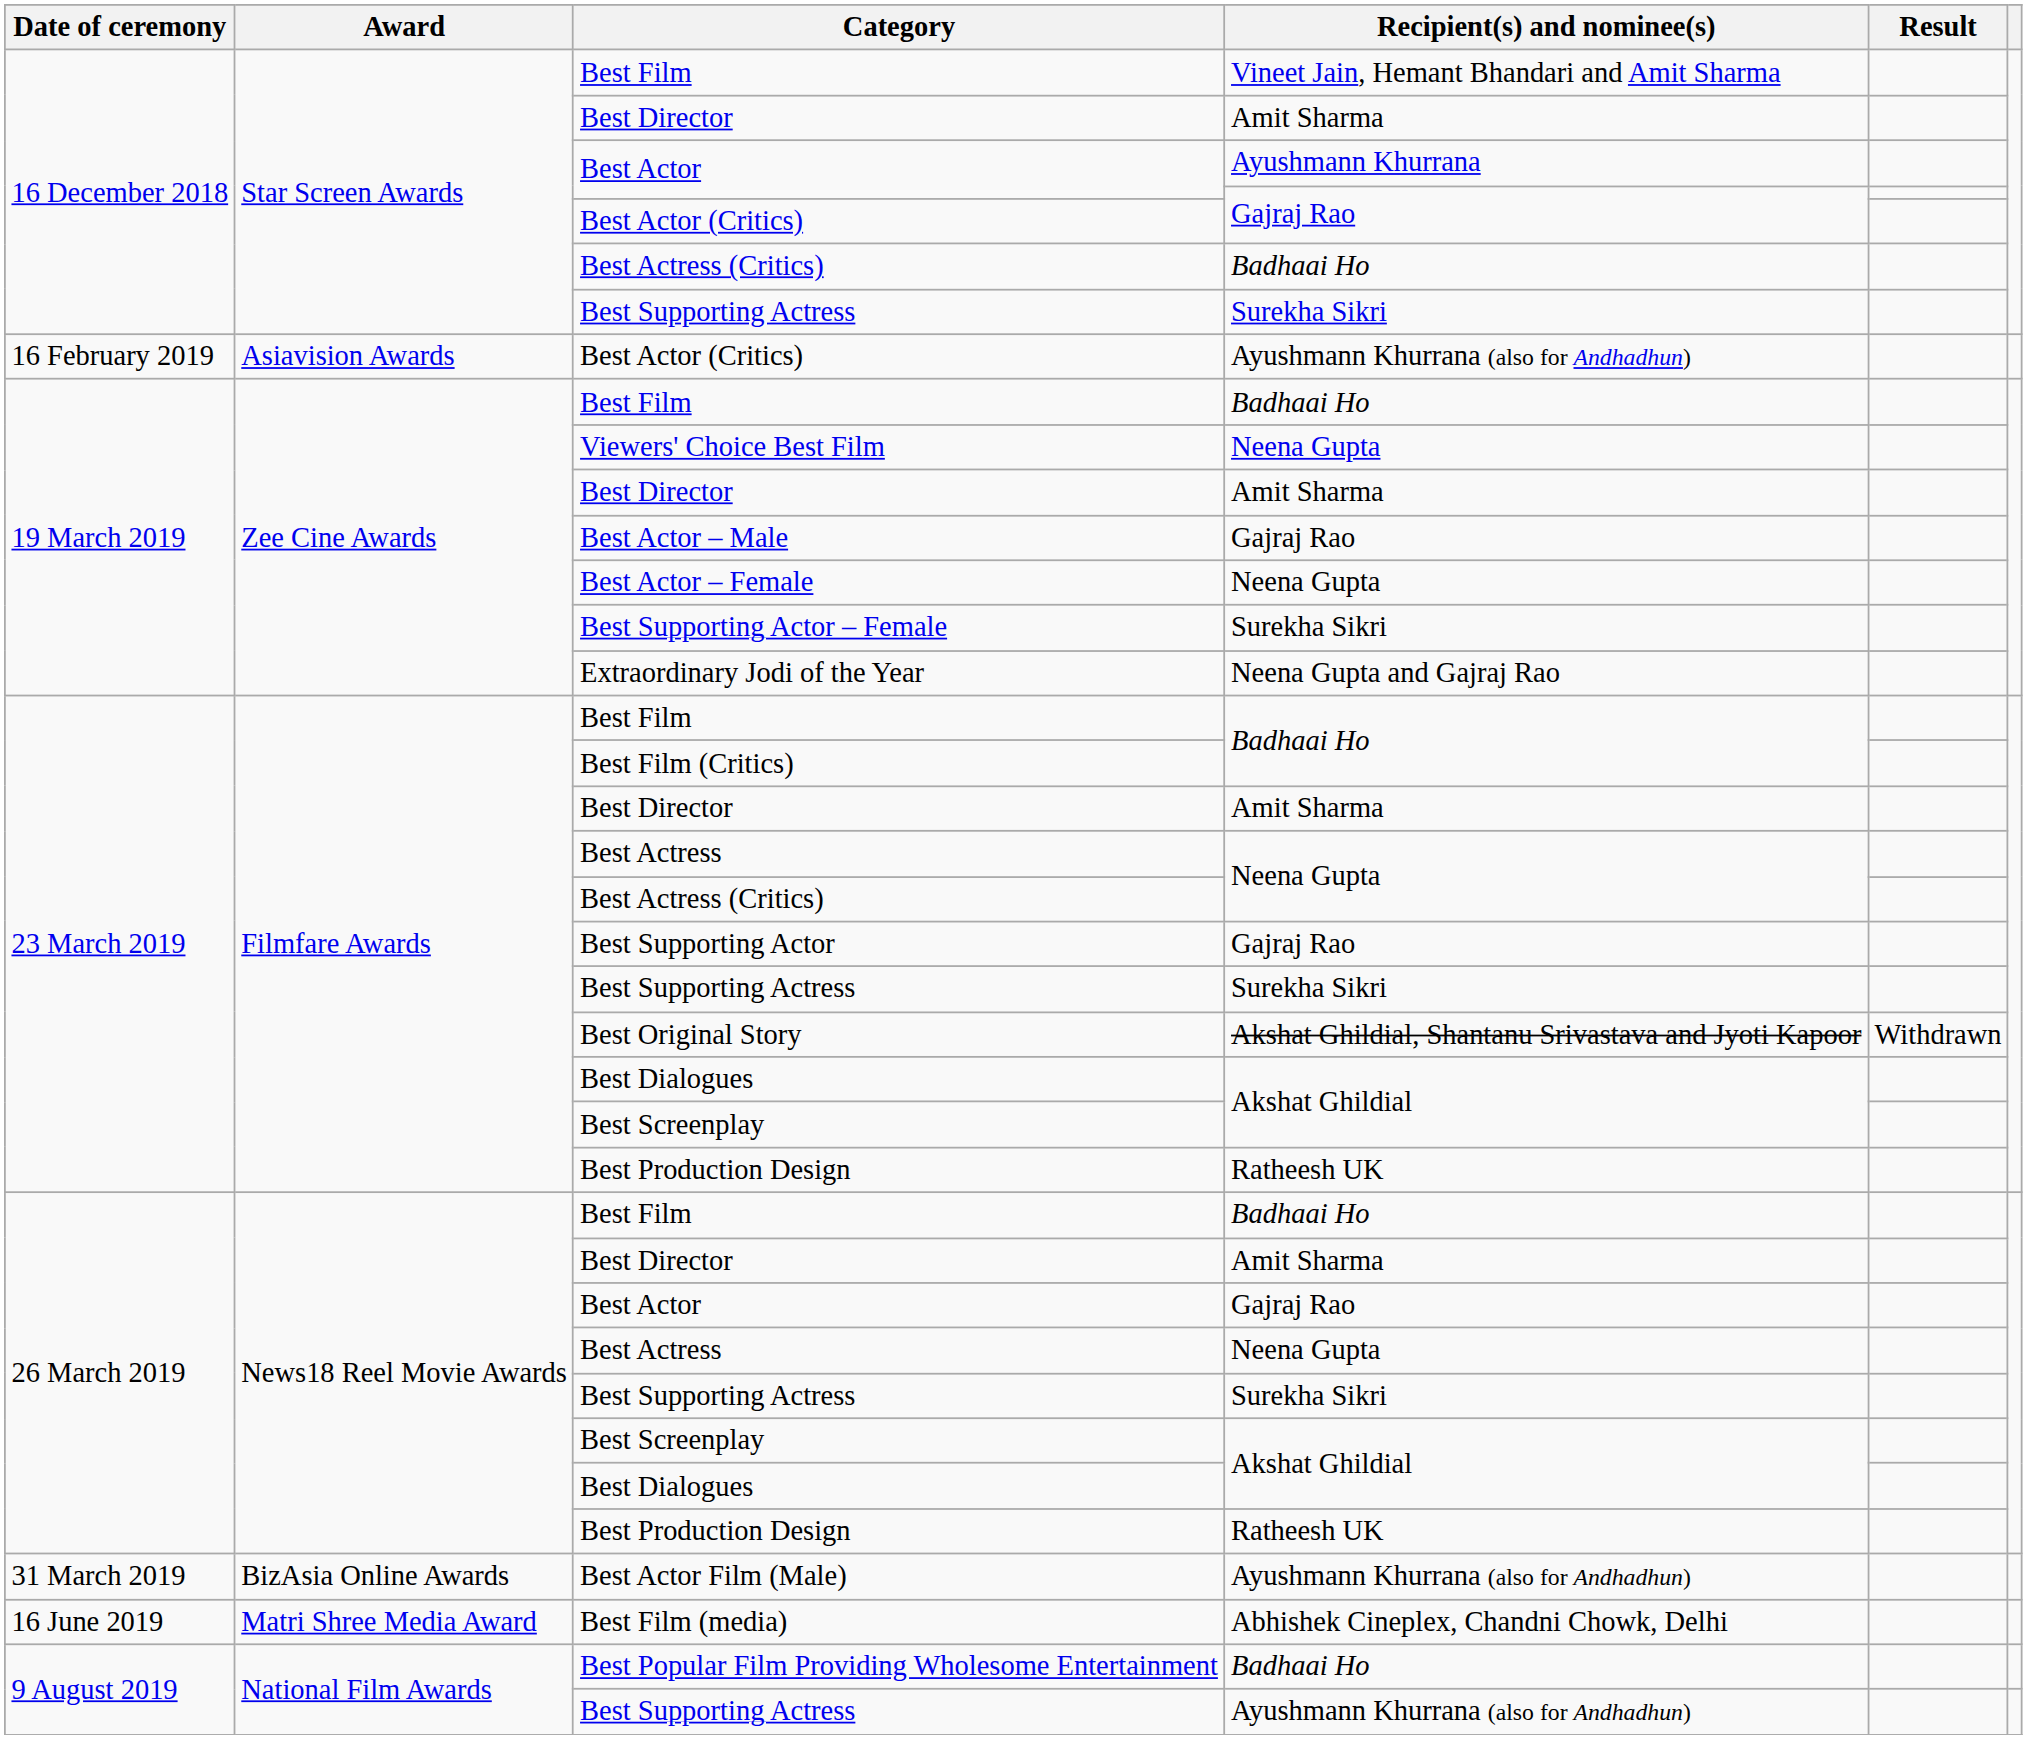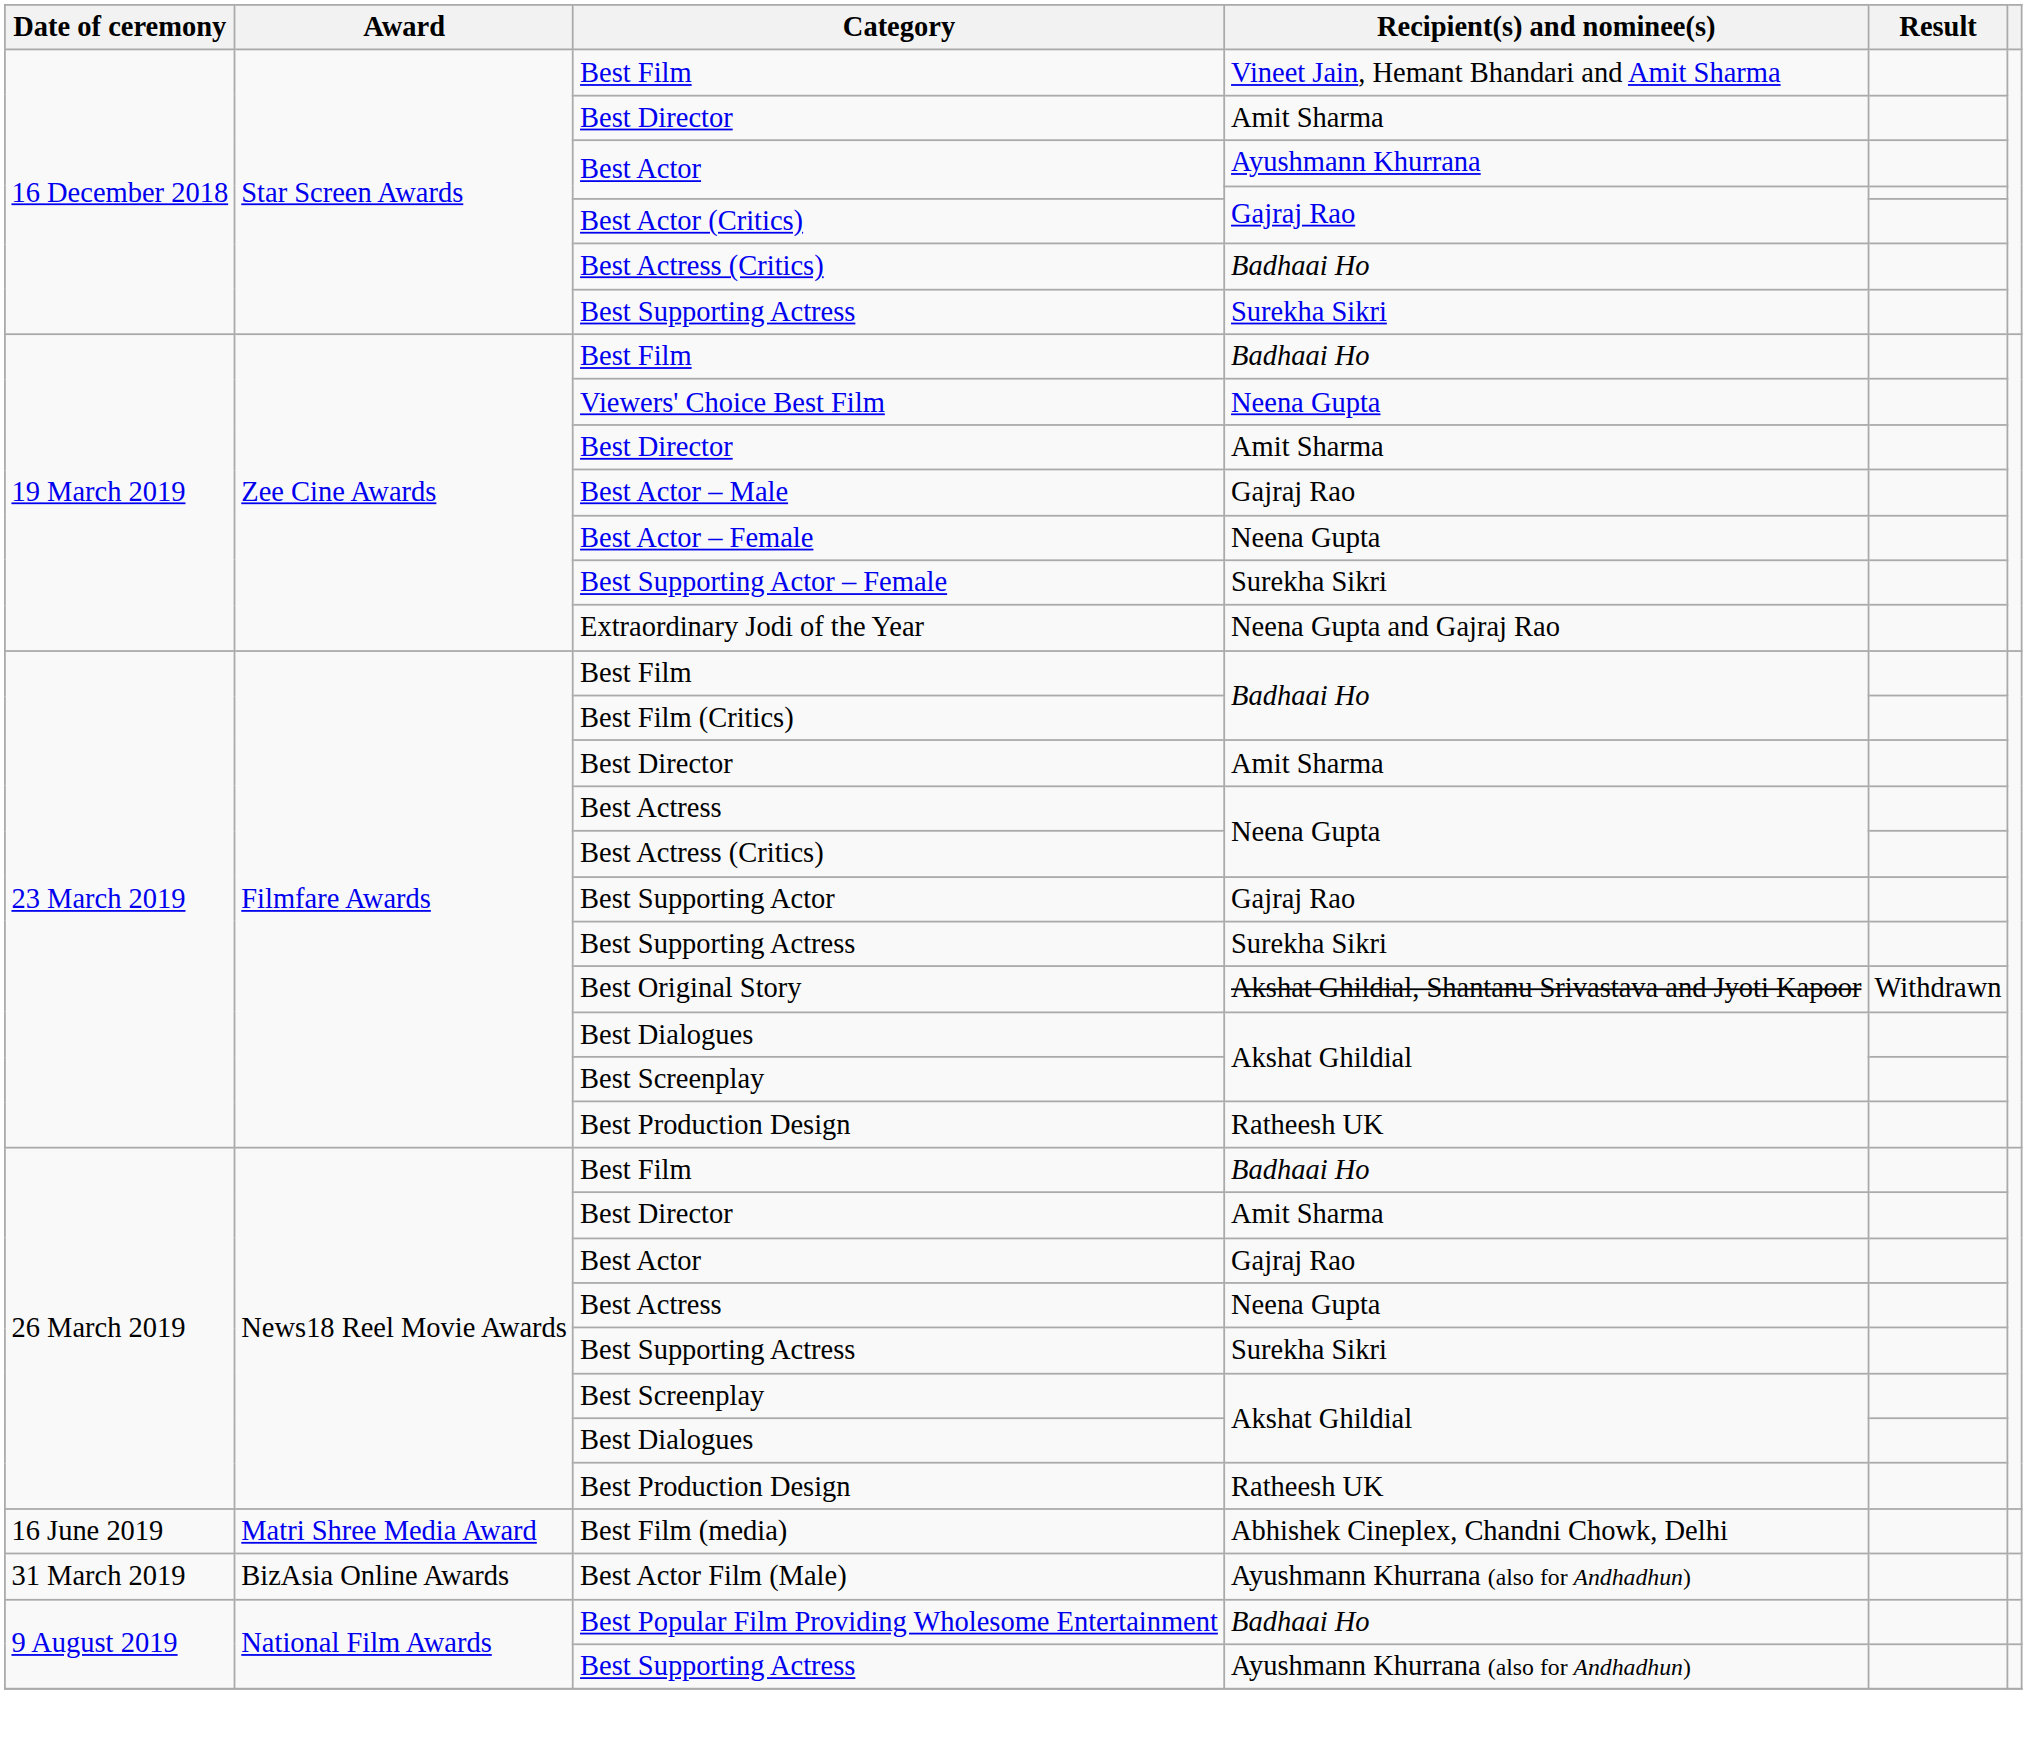- row: (113, 356)
rows swapped: (98, 1575) <-> (87, 1621)
